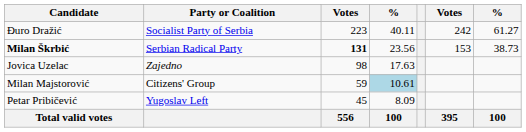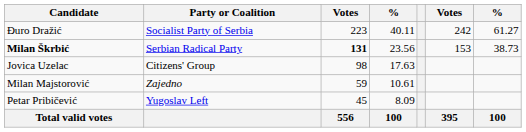(164, 65) Zajedno -> (180, 65) Citizens' Group
(180, 83) Citizens' Group -> (164, 83) Zajedno
(402, 83) lightblue background -> (402, 83) no background
